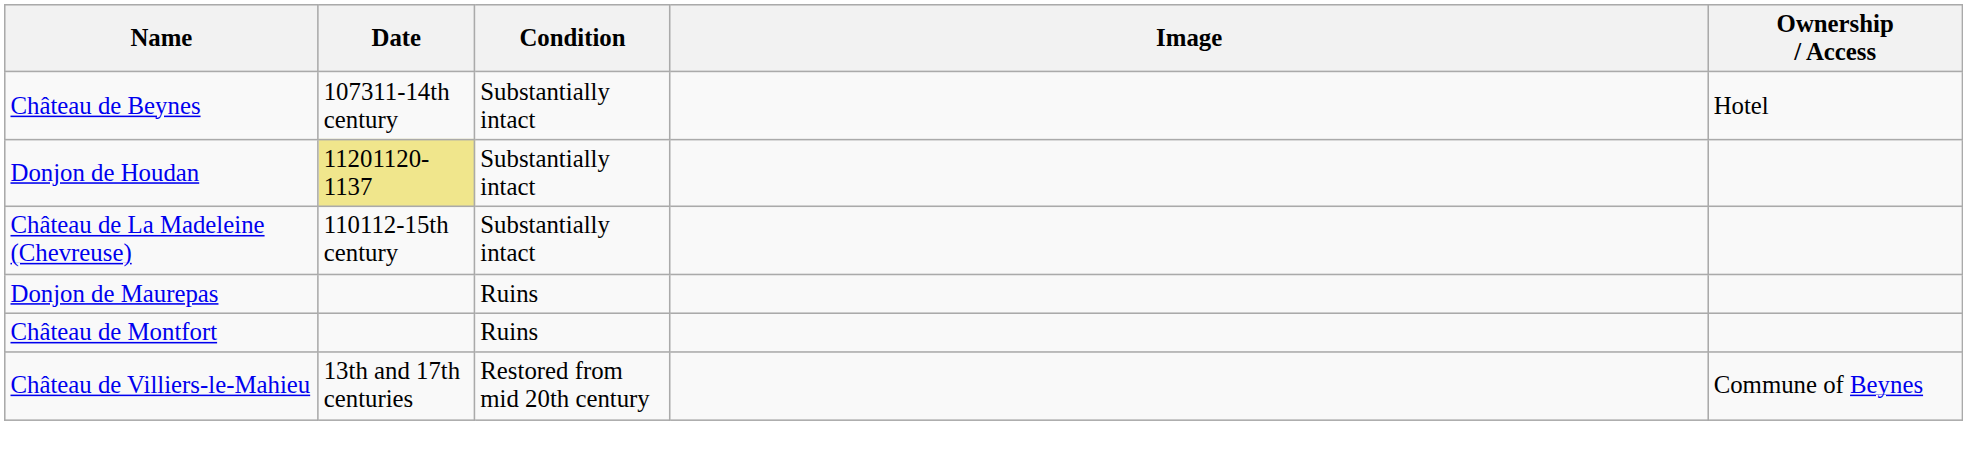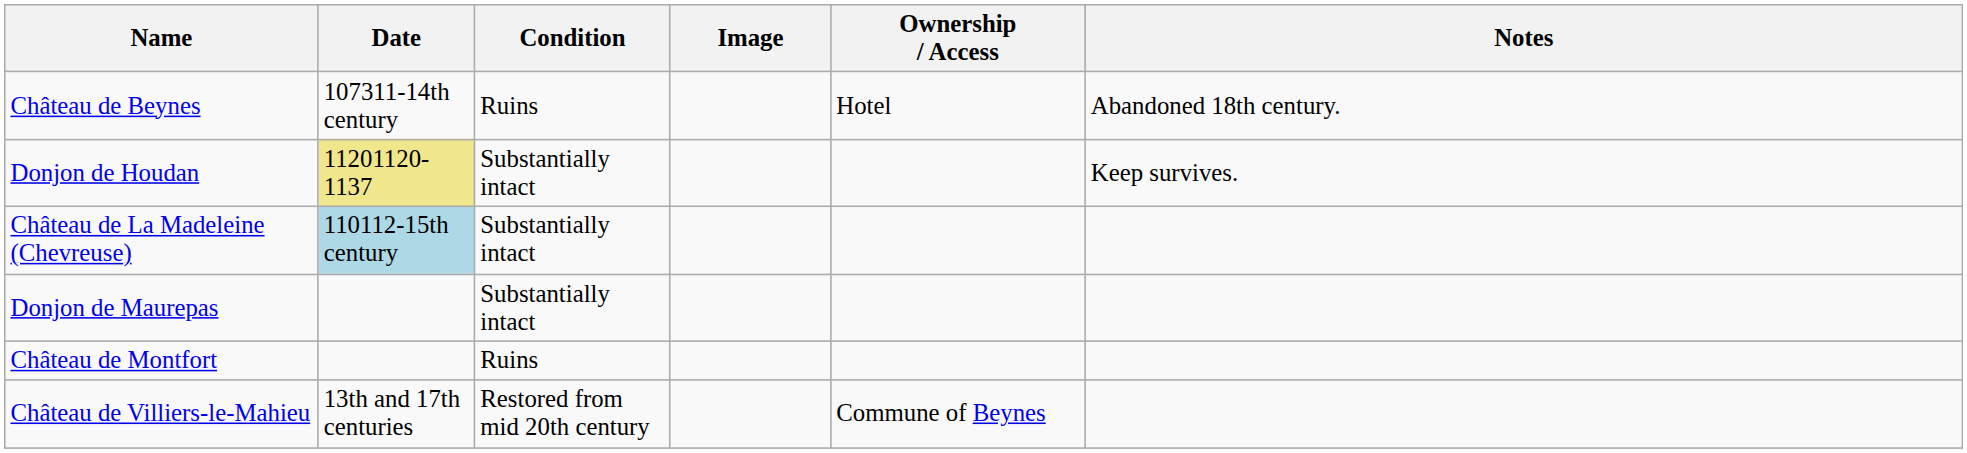+ column: (1524, 38)
(545, 105) Substantially intact -> (509, 105) Ruins
(386, 239) no background -> (386, 239) lightblue background
(509, 293) Ruins -> (545, 307) Substantially intact
